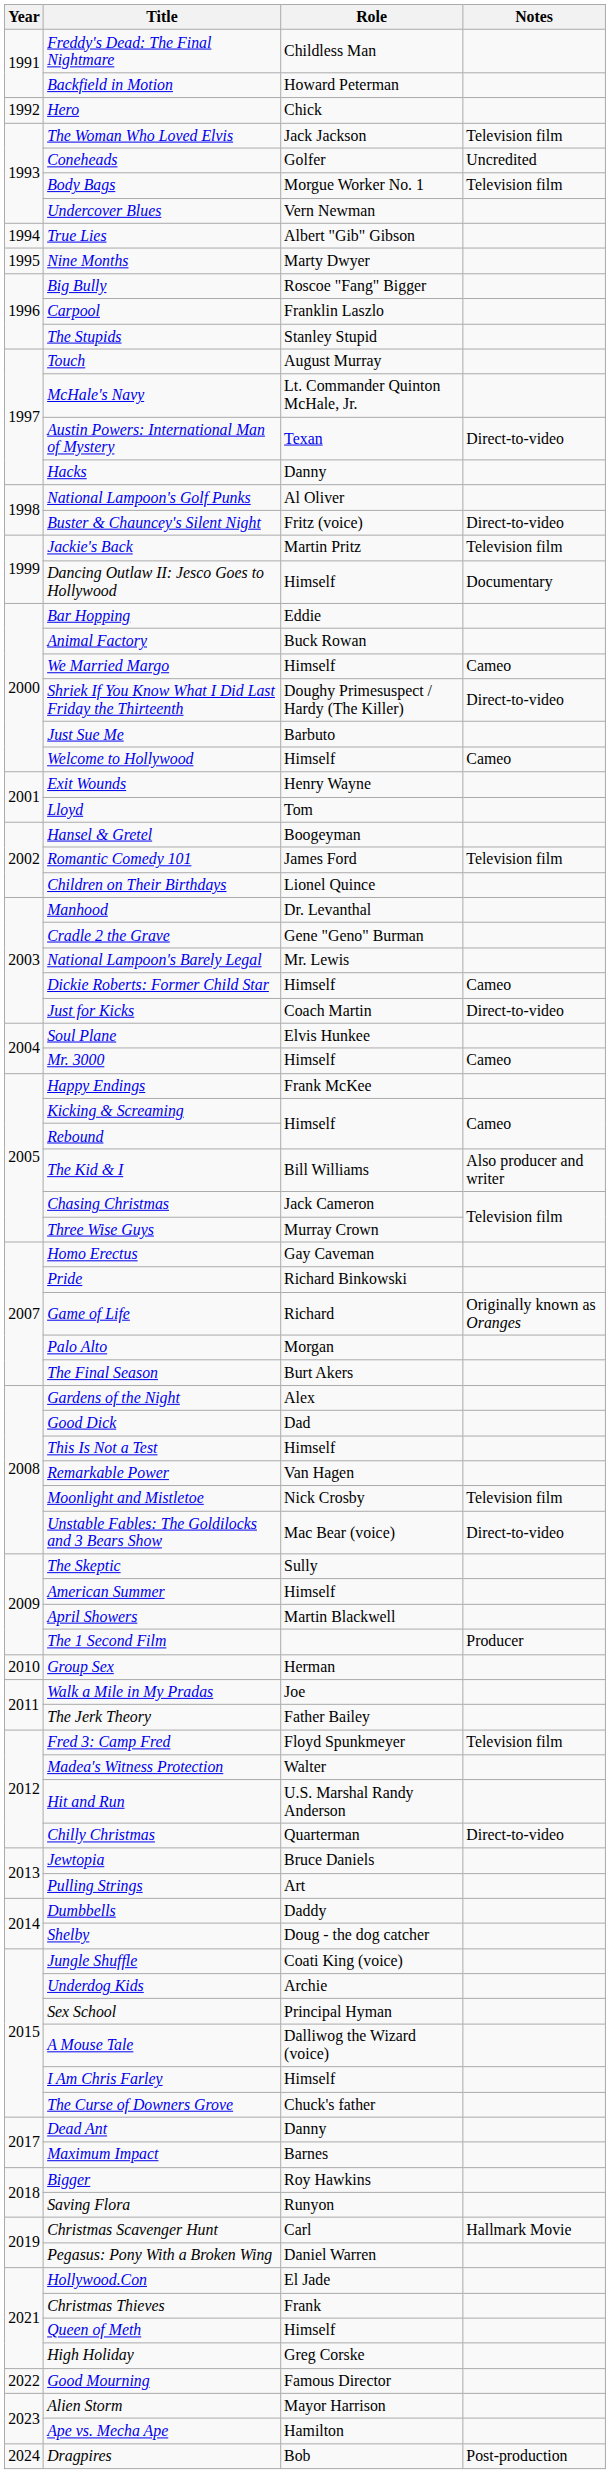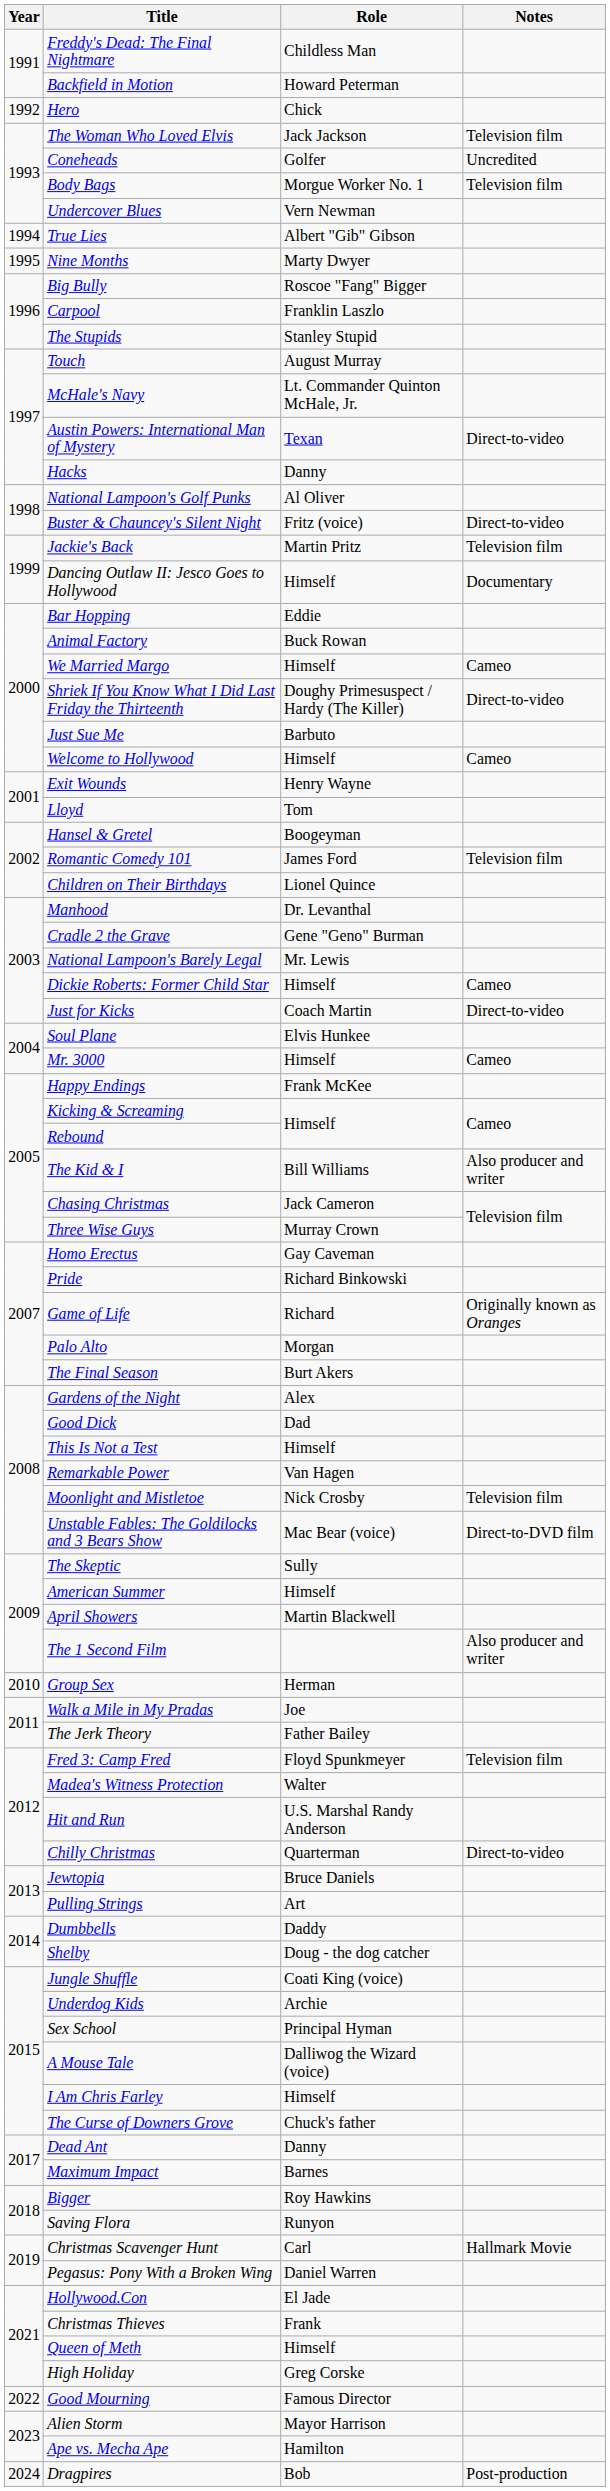(515, 1532) Direct-to-video -> (530, 1532) Direct-to-DVD film
(495, 1641) Producer -> (525, 1650) Also producer and writer
